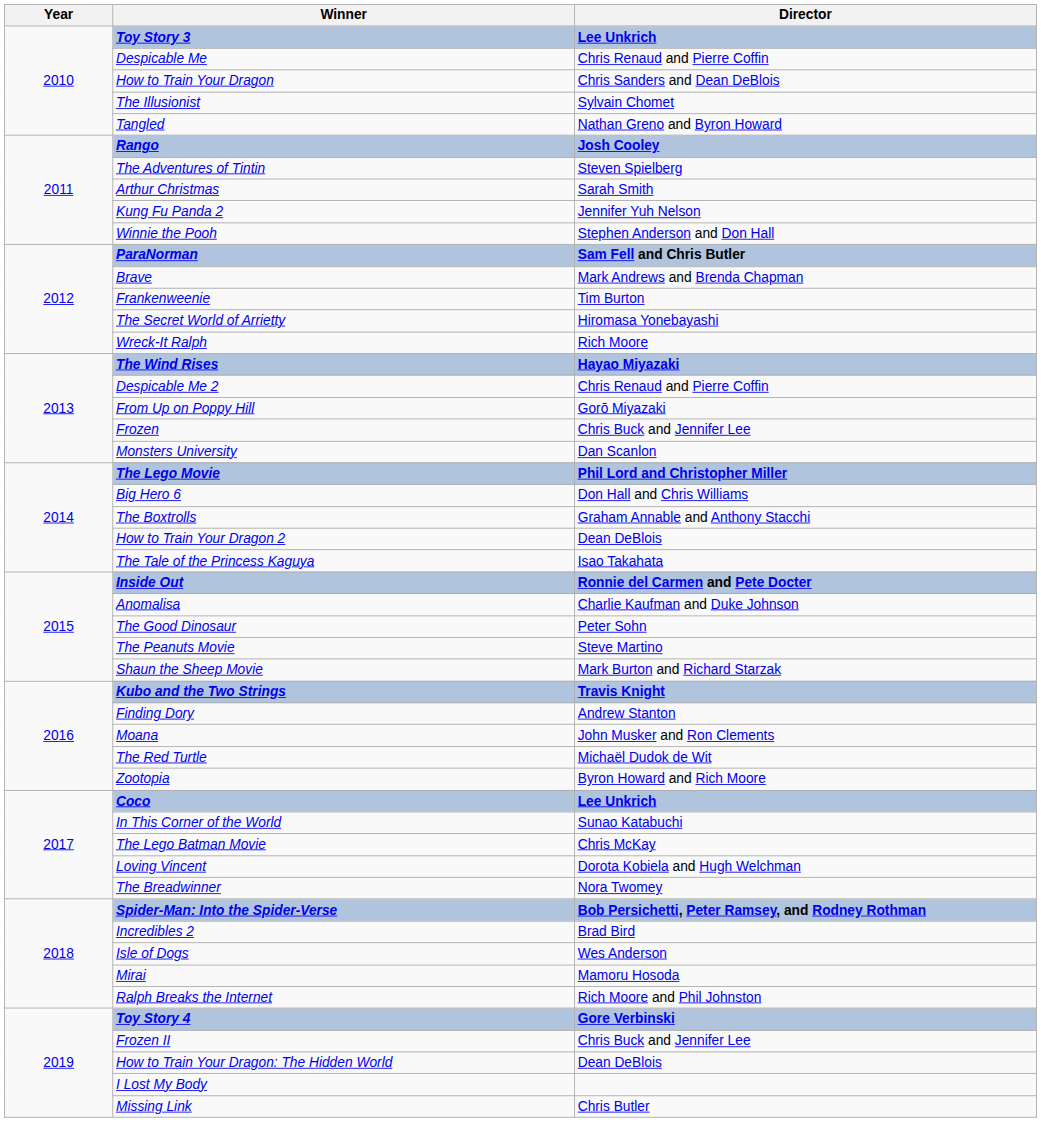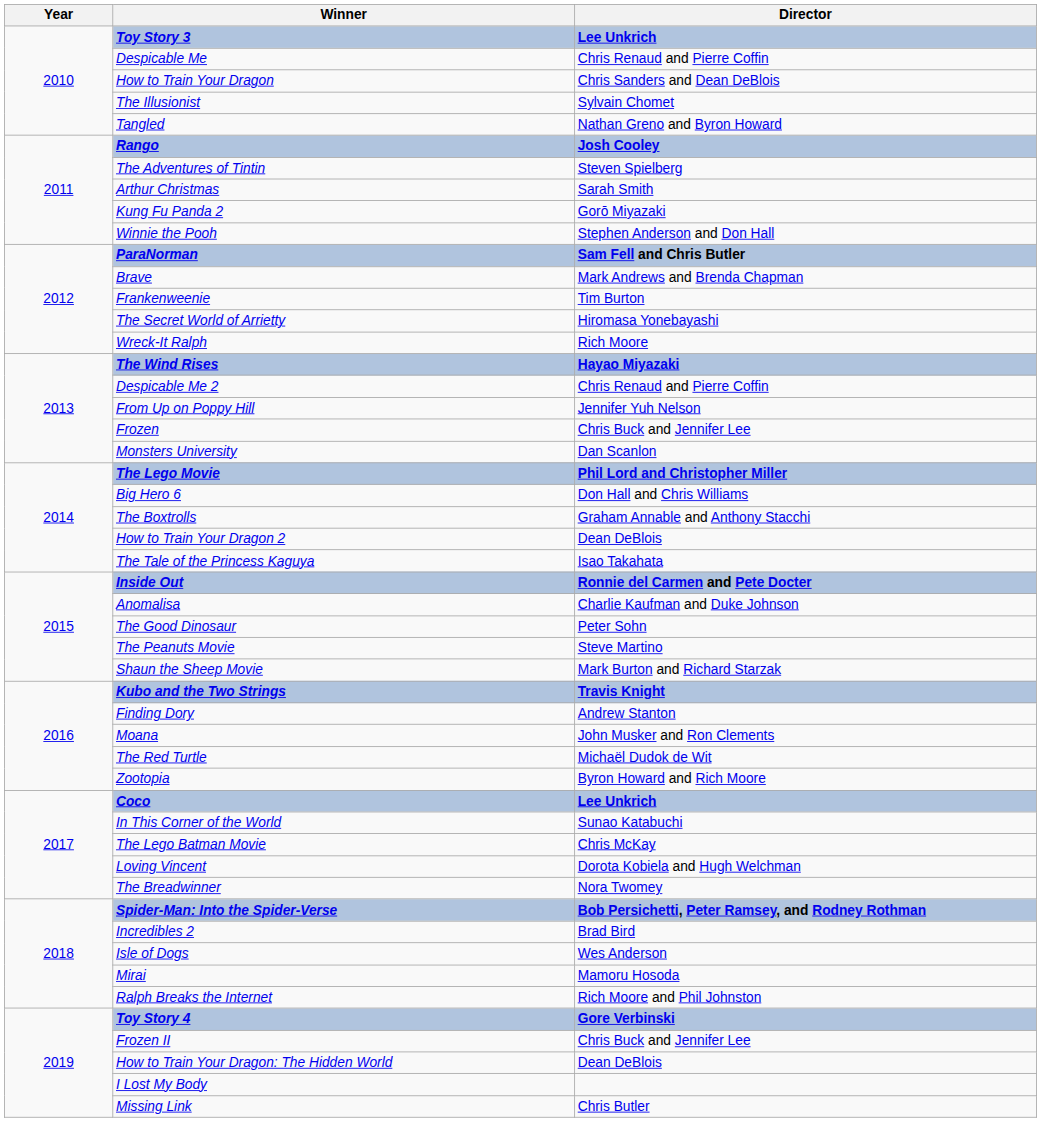(639, 211) Jennifer Yuh Nelson -> (622, 211) Gorō Miyazaki
(622, 408) Gorō Miyazaki -> (639, 408) Jennifer Yuh Nelson
